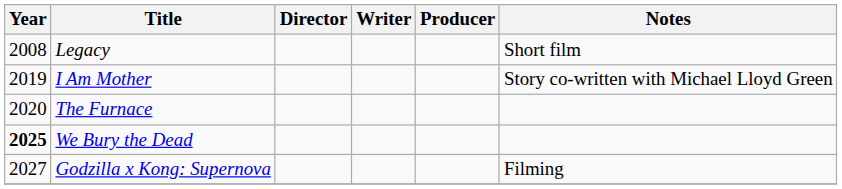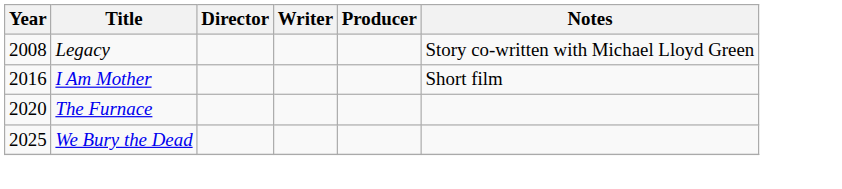(542, 49) Short film -> (590, 49) Story co-written with Michael Lloyd Green
(28, 79) 2019 -> (28, 79) 2016
(668, 79) Story co-written with Michael Lloyd Green -> (464, 79) Short film
(28, 139) bold -> (28, 139) normal
- row: (163, 169)
